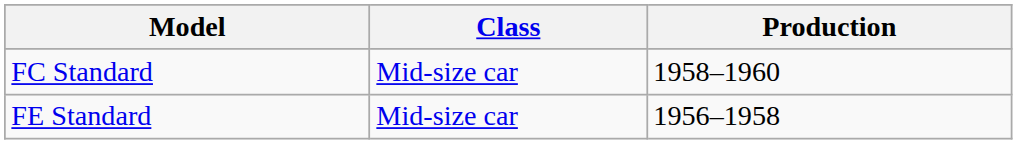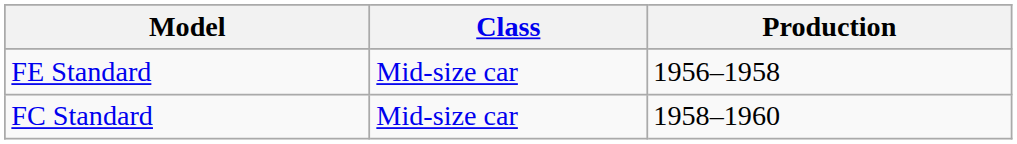rows swapped: (81, 116) <-> (82, 71)
